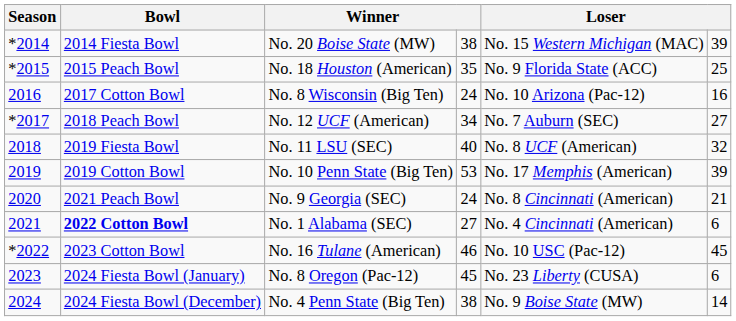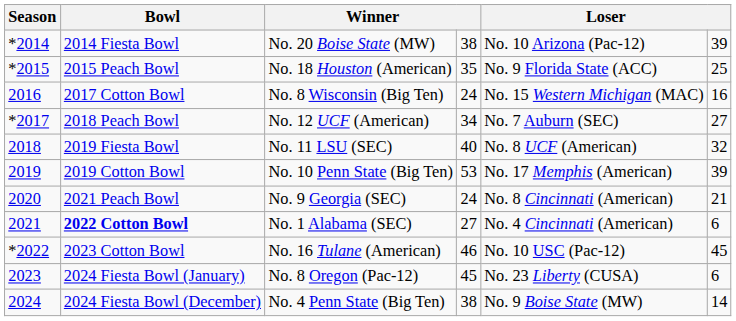(594, 43) No. 15 Western Michigan (MAC) -> (565, 43) No. 10 Arizona (Pac-12)
(565, 95) No. 10 Arizona (Pac-12) -> (594, 95) No. 15 Western Michigan (MAC)
